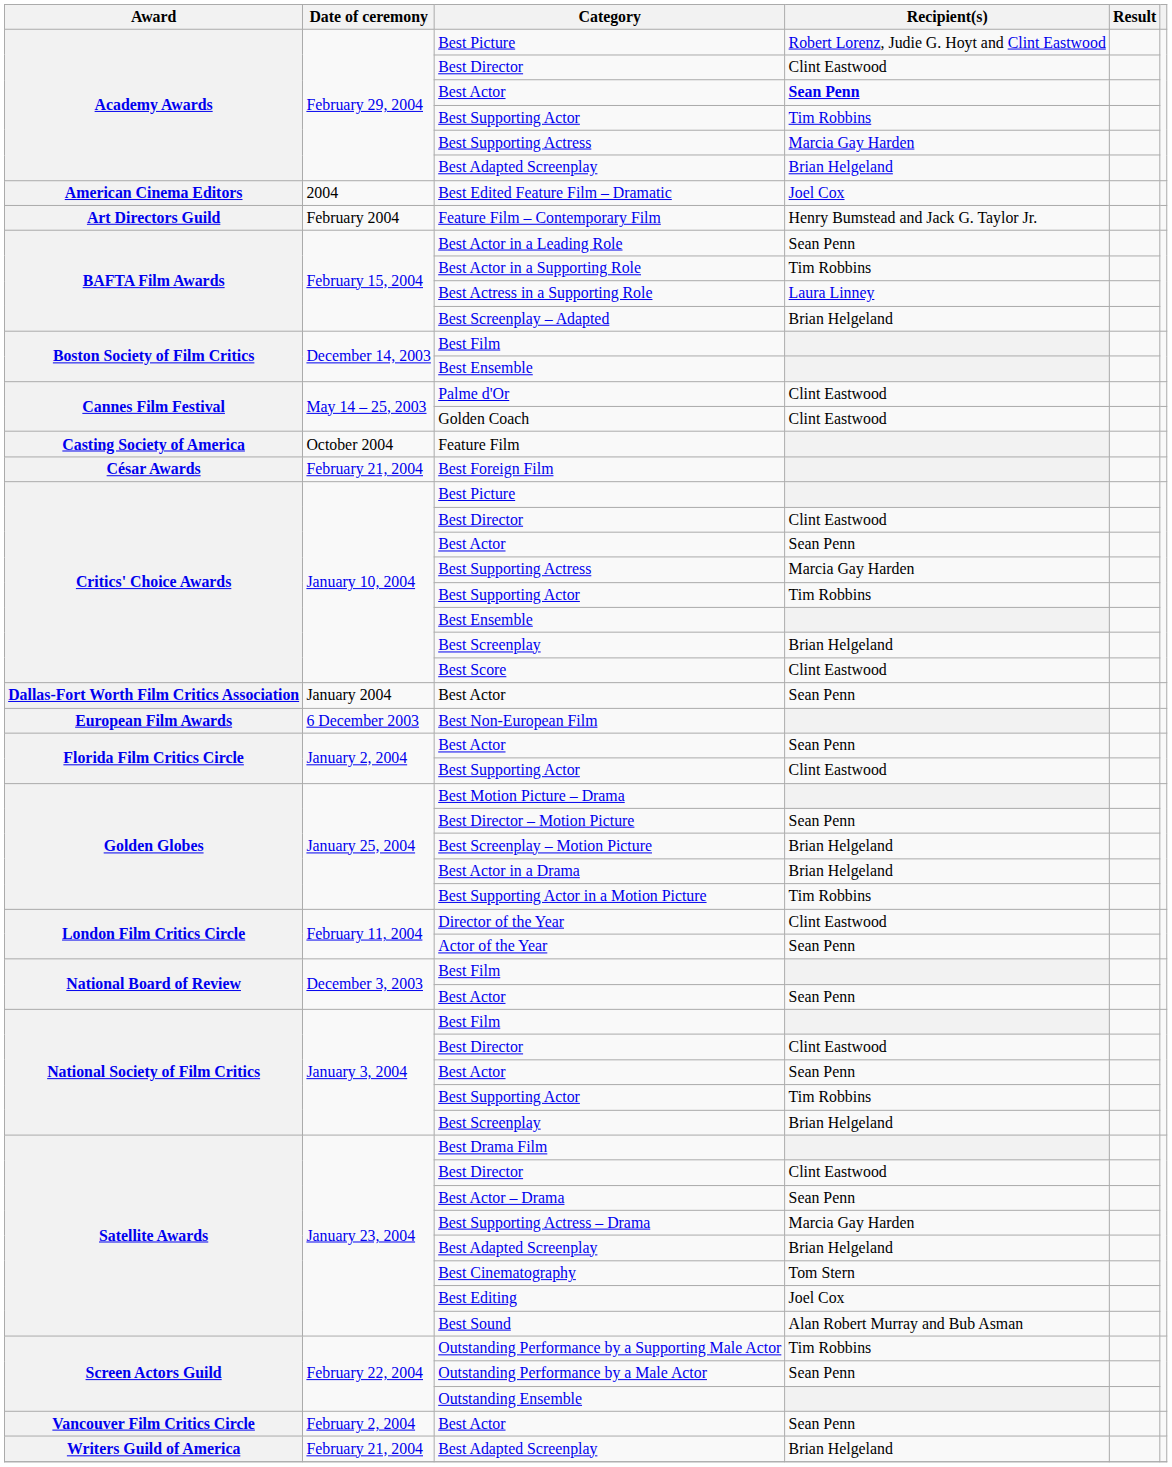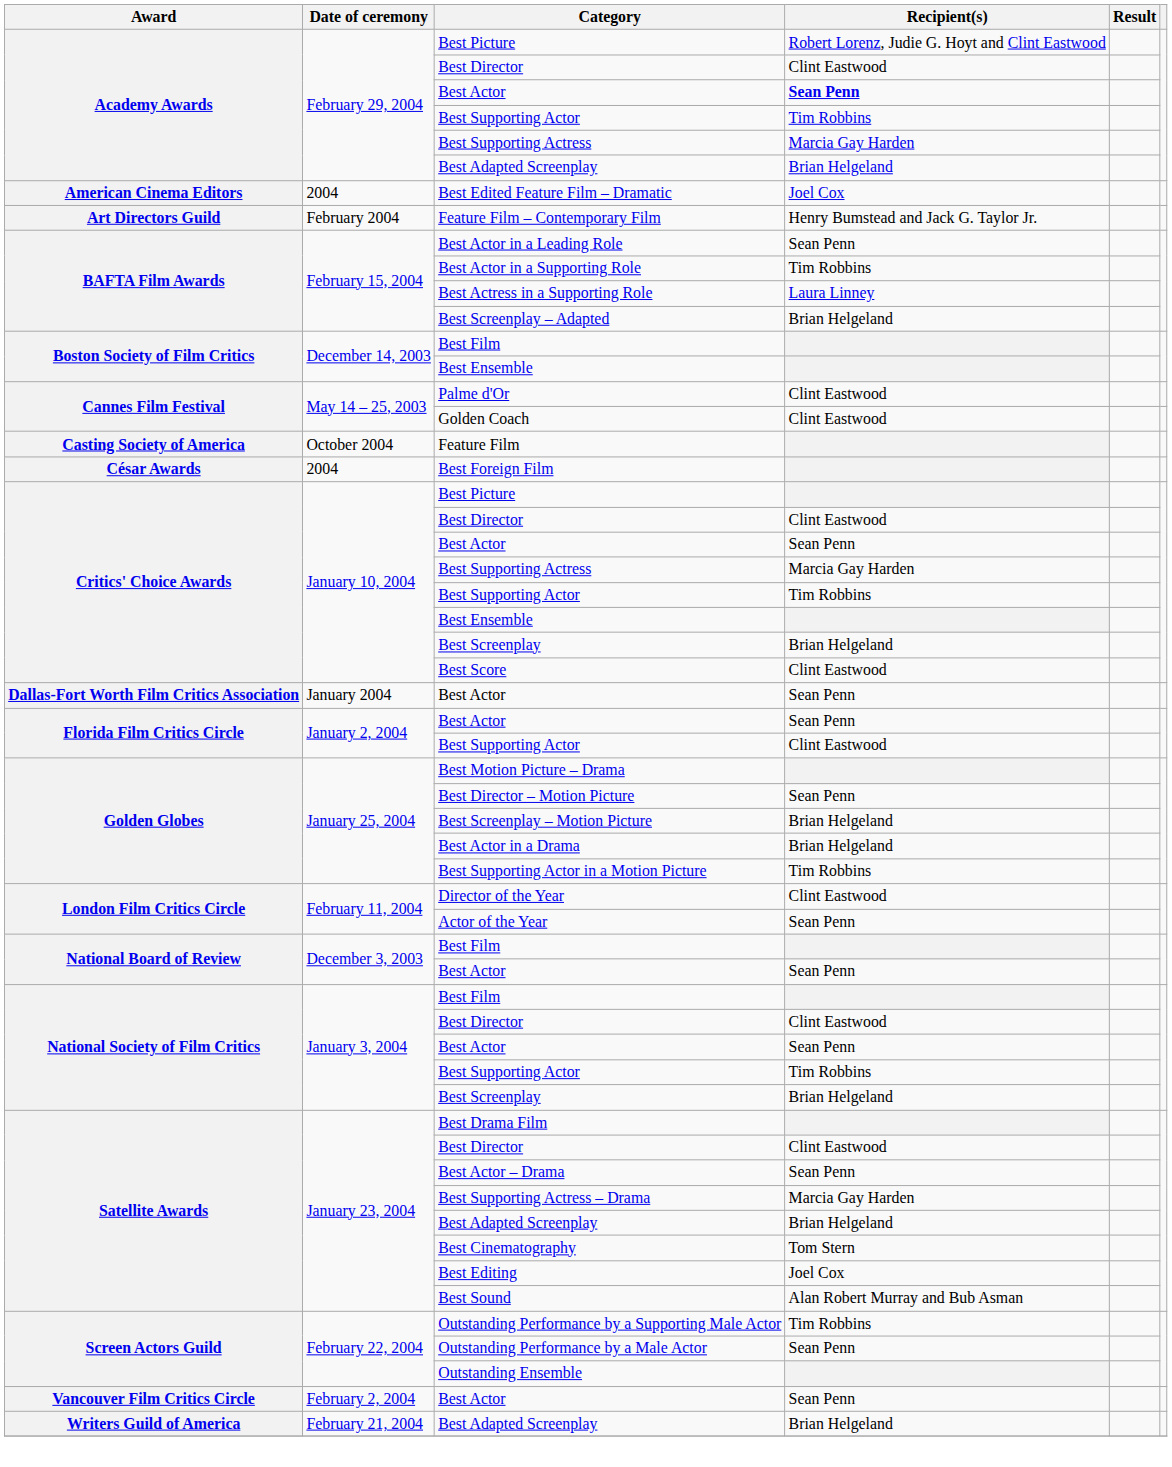(365, 469) February 21, 2004 -> (322, 469) 2004
- row: (154, 720)
